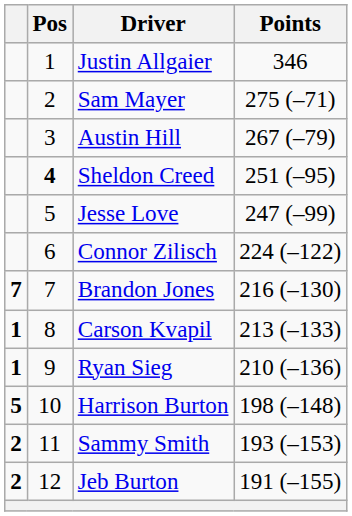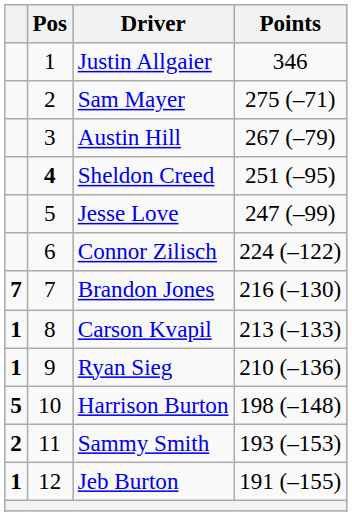(16, 480) 2 -> (16, 480) 1
